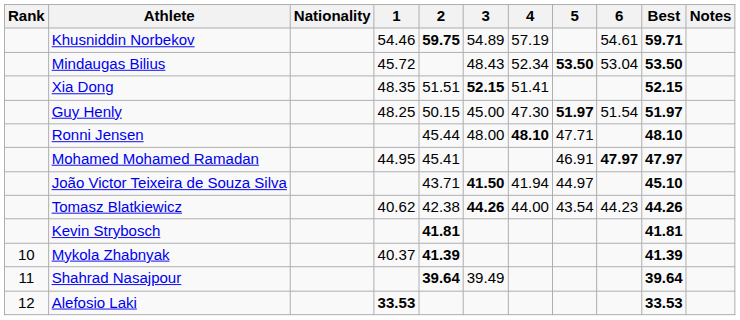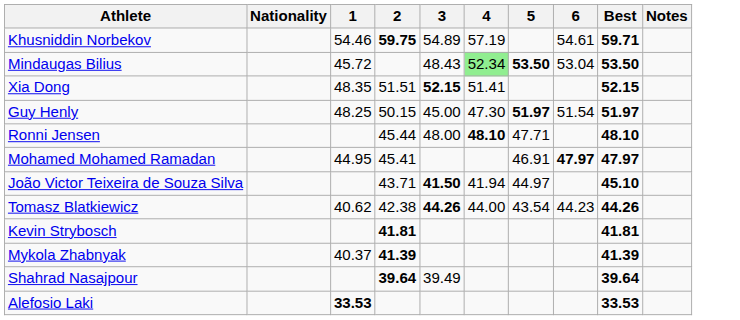- column: (26, 16)
(530, 64) no background -> (486, 64) lightgreen background
